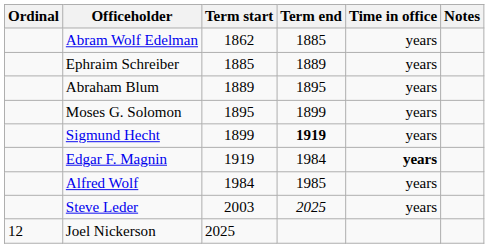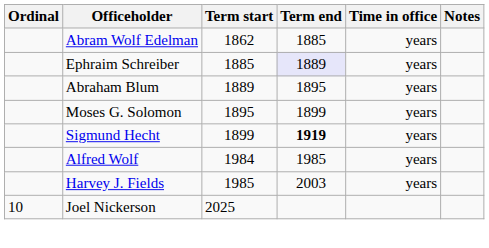(311, 64) no background -> (311, 64) lavender background
- row: (116, 159)
+ row: (115, 183)
- row: (102, 207)
(15, 231) 12 -> (15, 207) 10
